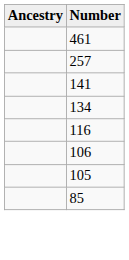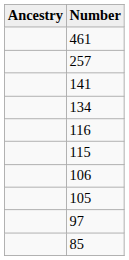+ row: (80, 152)
+ row: (77, 221)
